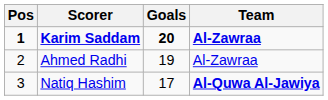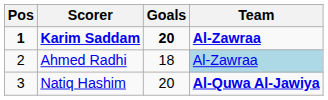(166, 60) 19 -> (166, 60) 18
(225, 60) no background -> (225, 60) lightblue background
(166, 83) 17 -> (166, 83) 20
